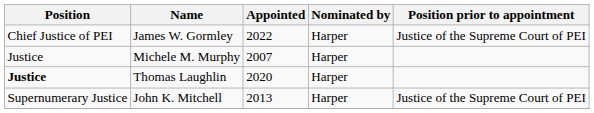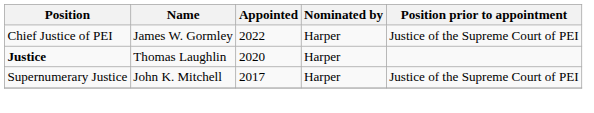- row: (187, 56)
(259, 98) 2013 -> (252, 77) 2017
